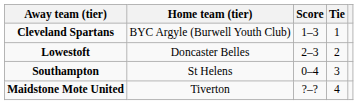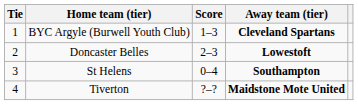columns swapped: (337, 13) <-> (66, 13)
